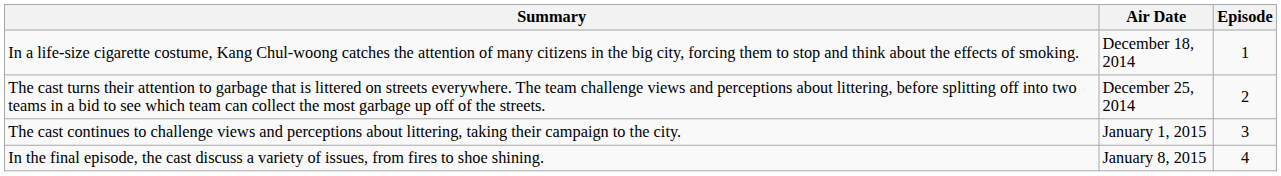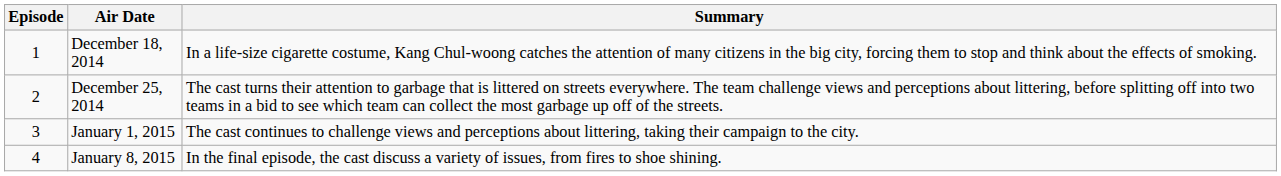columns swapped: (1245, 17) <-> (552, 17)
